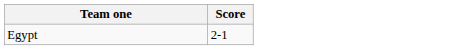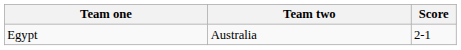+ column: (309, 14)
